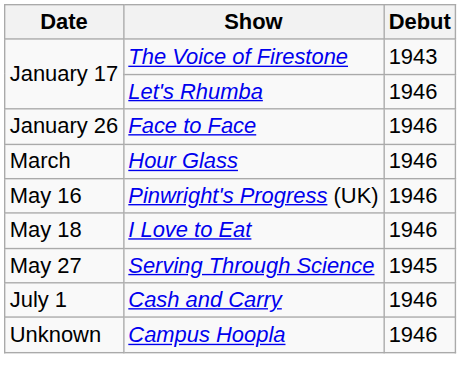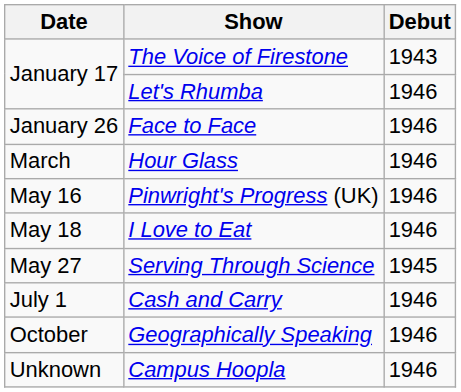+ row: (250, 334)
